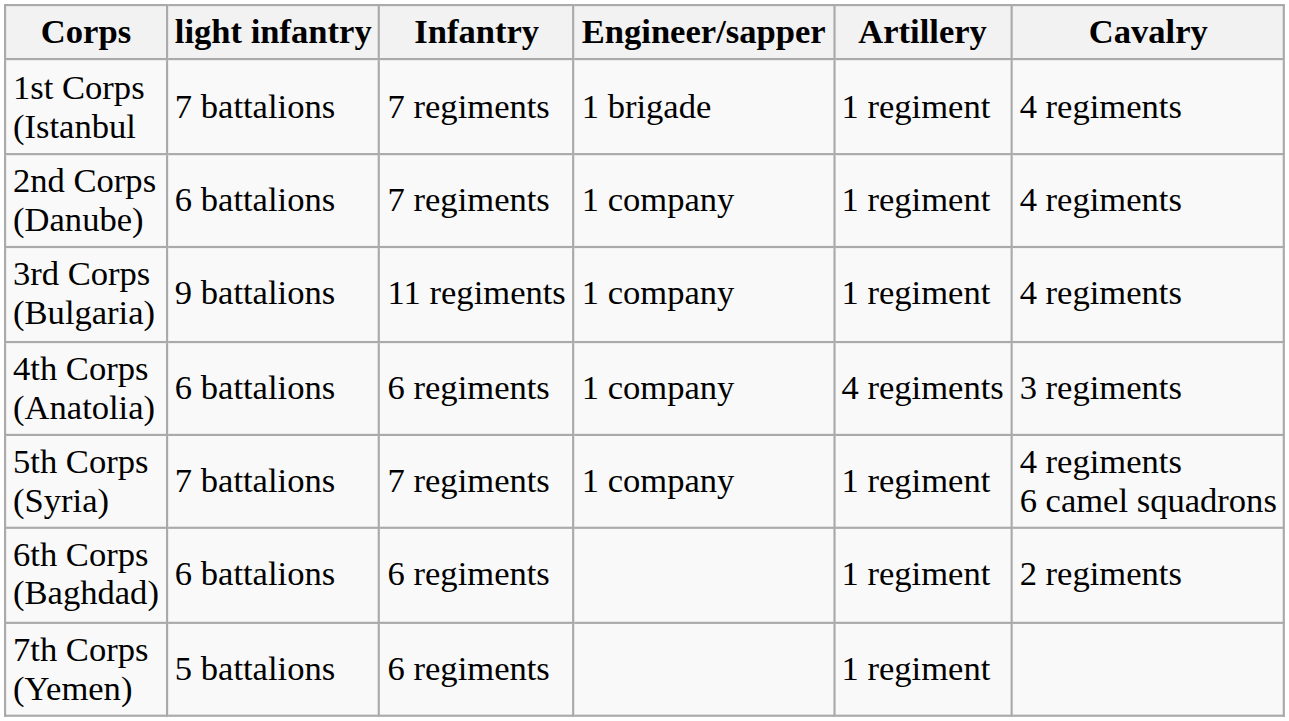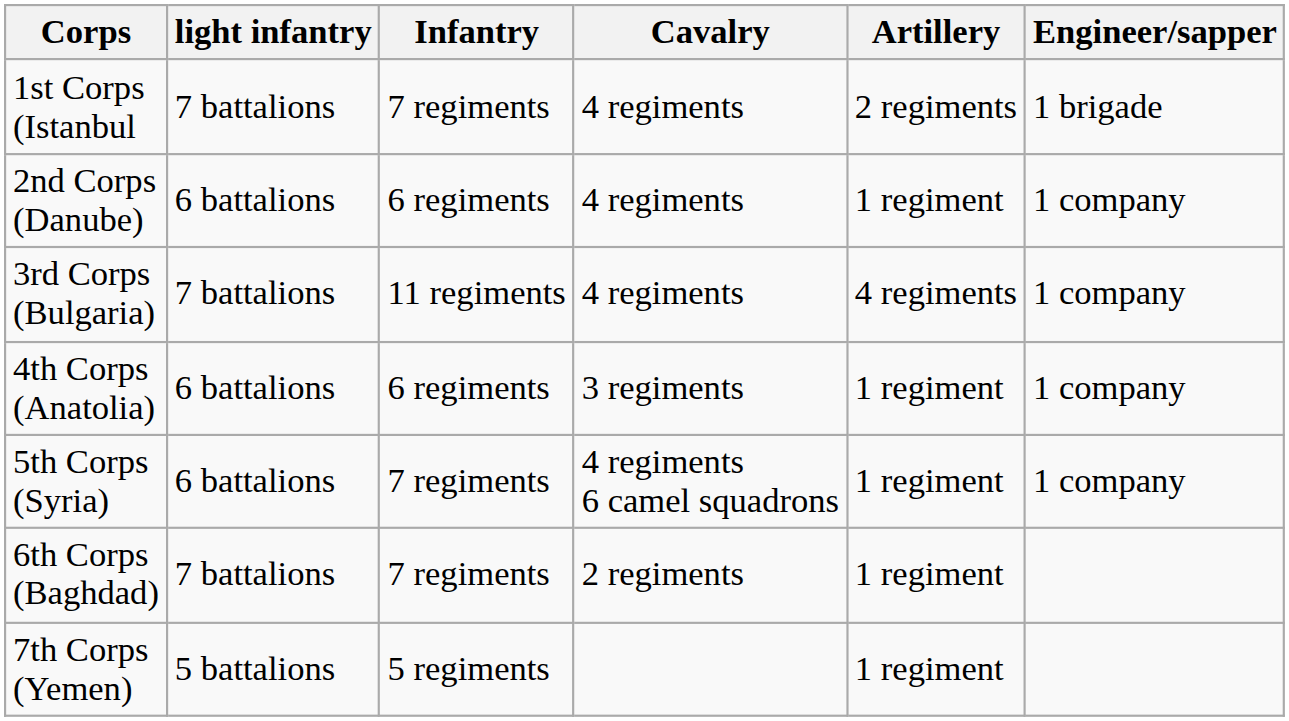columns swapped: (1148, 31) <-> (704, 31)
(916, 106) 1 regiment -> (936, 106) 2 regiments
(469, 199) 7 regiments -> (469, 199) 6 regiments
(255, 293) 9 battalions -> (255, 293) 7 battalions
(916, 293) 1 regiment -> (936, 293) 4 regiments
(923, 387) 4 regiments -> (929, 387) 1 regiment
(255, 480) 7 battalions -> (255, 480) 6 battalions
(255, 574) 6 battalions -> (255, 574) 7 battalions
(469, 574) 6 regiments -> (469, 574) 7 regiments
(469, 668) 6 regiments -> (469, 668) 5 regiments
